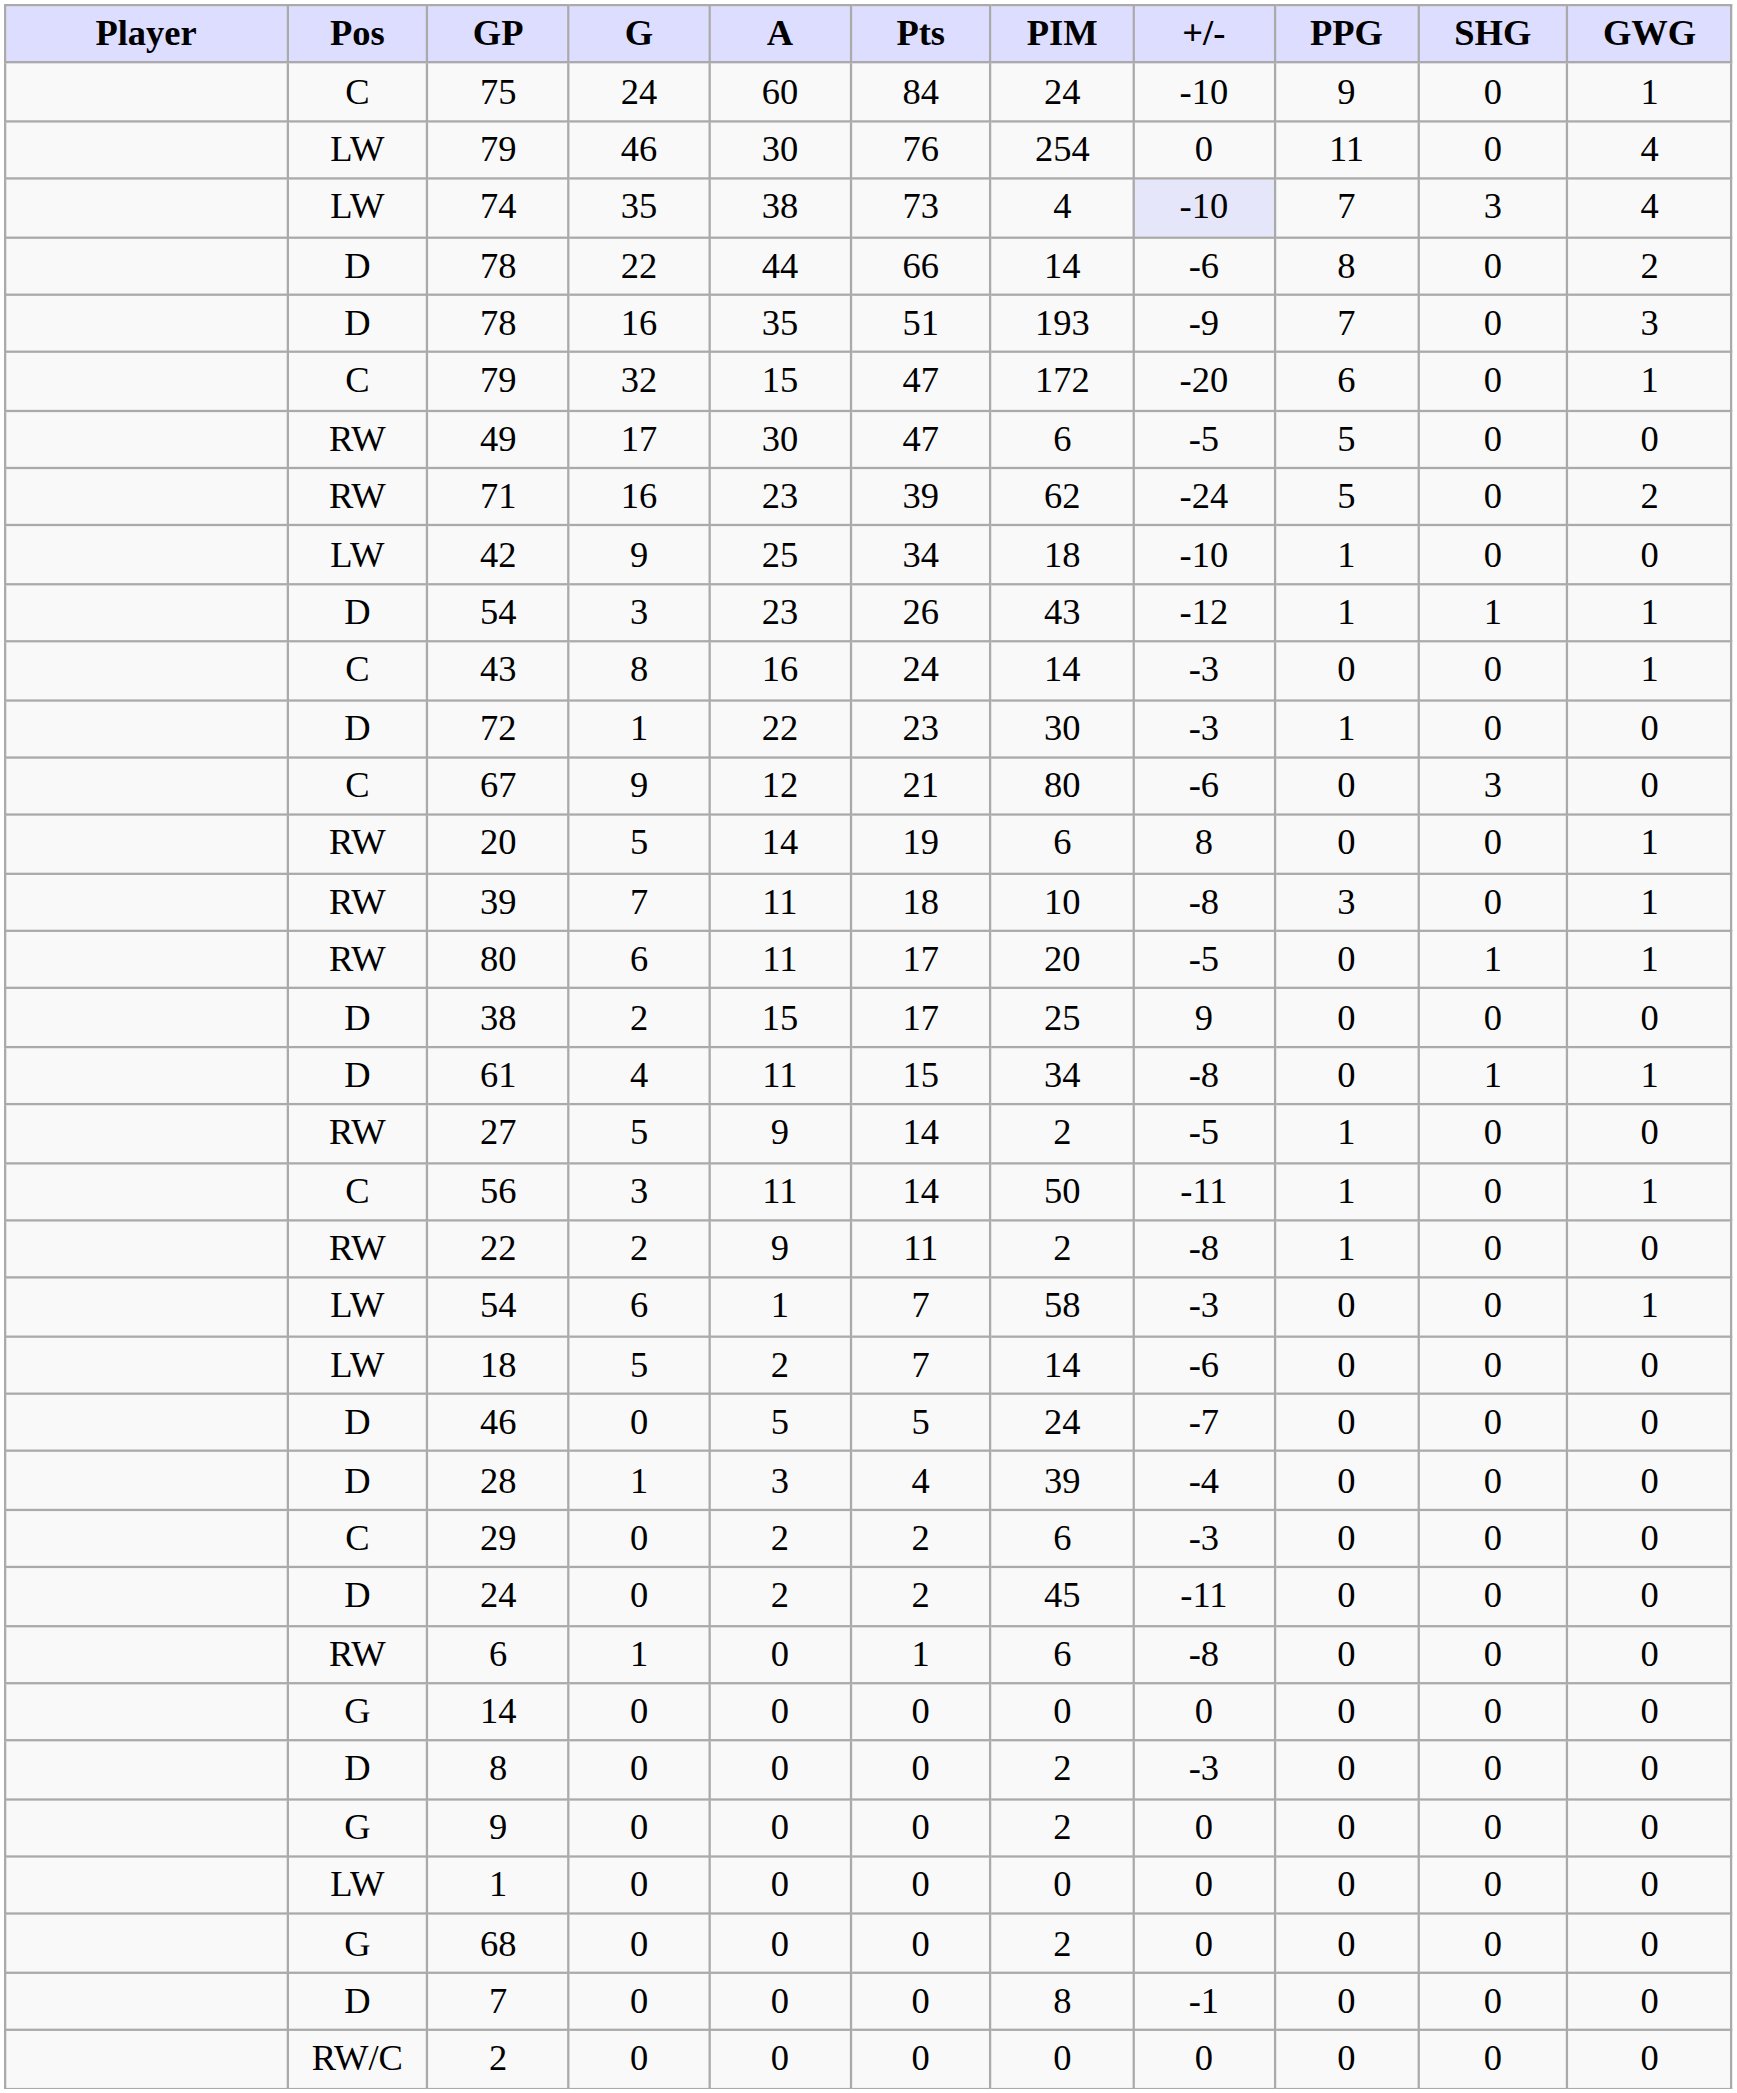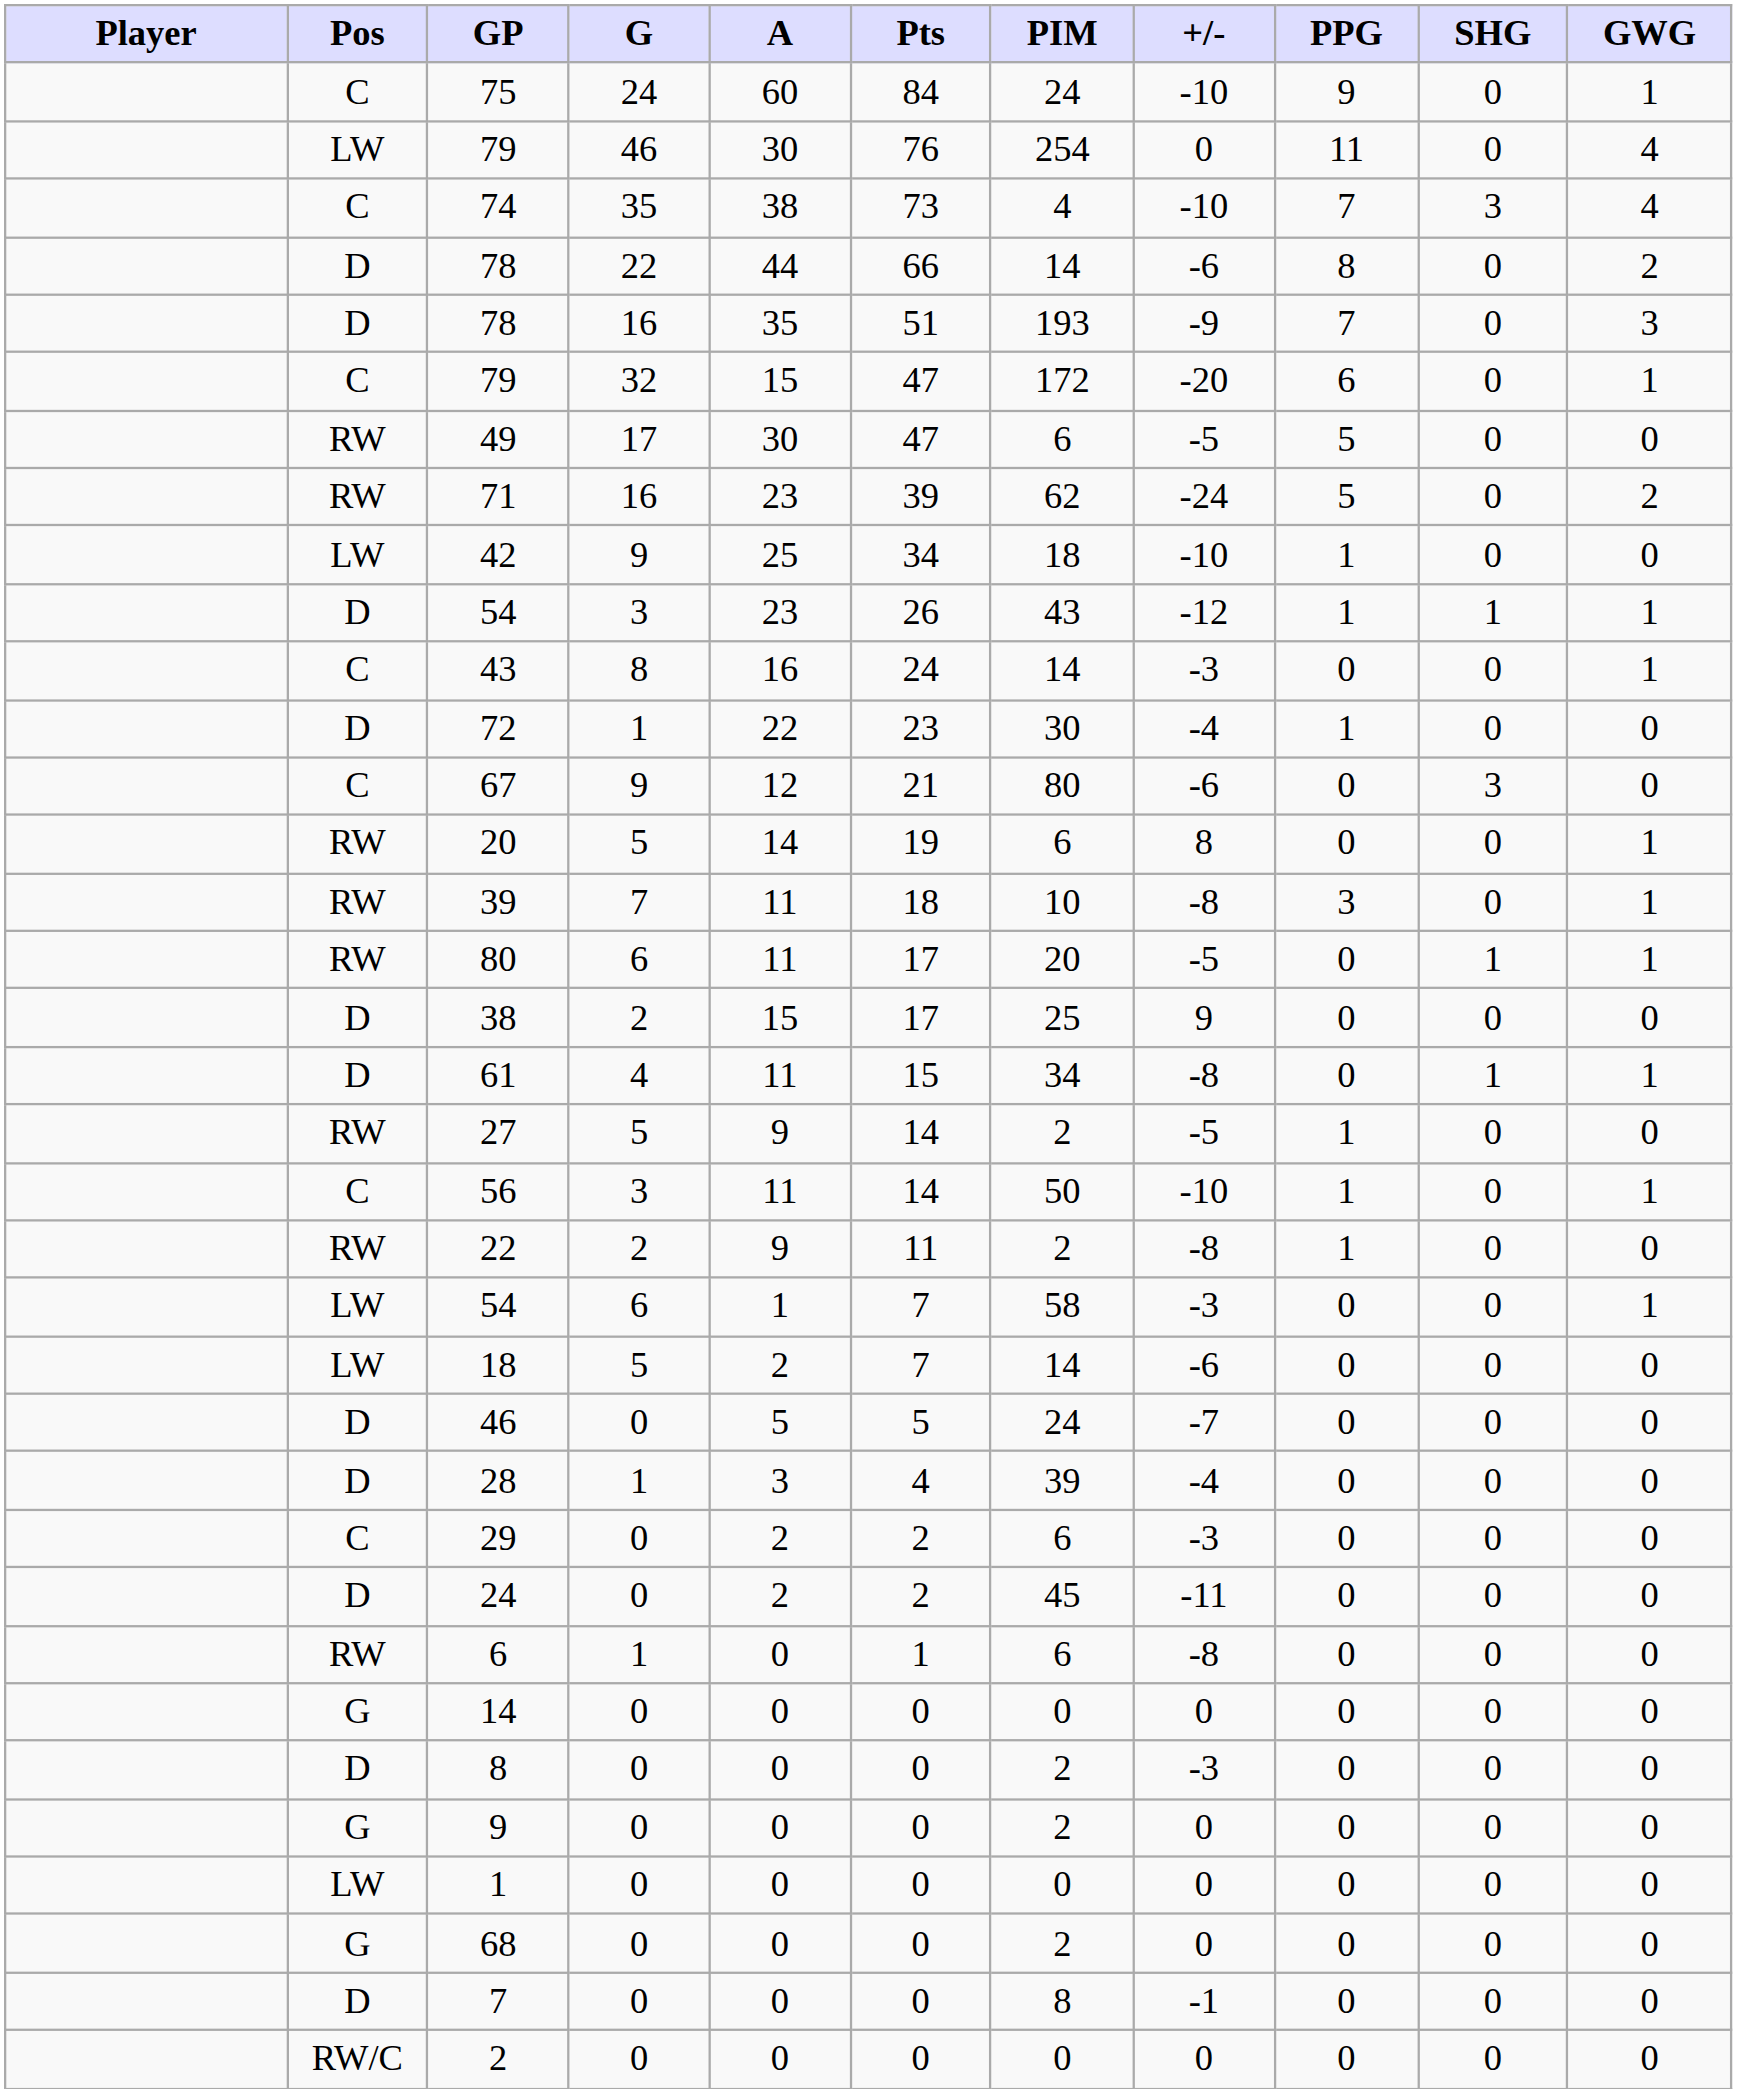(357, 206) LW -> (357, 206) C
(1204, 206) lavender background -> (1204, 206) no background
(1204, 727) -3 -> (1204, 727) -4
(1204, 1190) -11 -> (1204, 1190) -10
